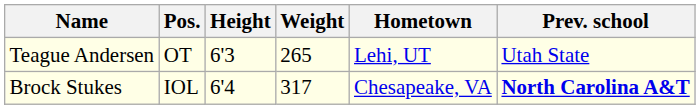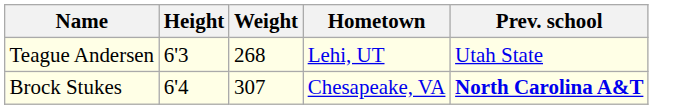- column: (182, 21)
(296, 54) 265 -> (250, 54) 268
(296, 87) 317 -> (250, 87) 307
